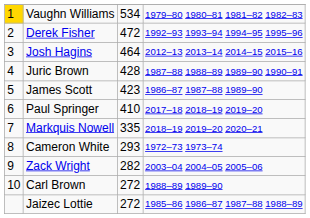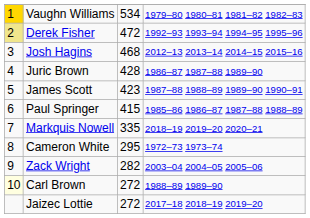(10, 33) no background -> (10, 33) khaki background
(130, 52) 464 -> (130, 52) 468
(224, 71) 1987–88 1988–89 1989–90 1990–91 -> (204, 71) 1986–87 1987–88 1989–90
(204, 90) 1986–87 1987–88 1989–90 -> (224, 90) 1987–88 1988–89 1989–90 1990–91
(130, 109) 410 -> (130, 109) 415
(204, 109) 2017–18 2018–19 2019–20 -> (224, 109) 1985–86 1986–87 1987–88 1988–89
(130, 147) 293 -> (130, 147) 295
(14, 185) no background -> (14, 185) lightyellow background
(224, 204) 1985–86 1986–87 1987–88 1988–89 -> (204, 204) 2017–18 2018–19 2019–20
